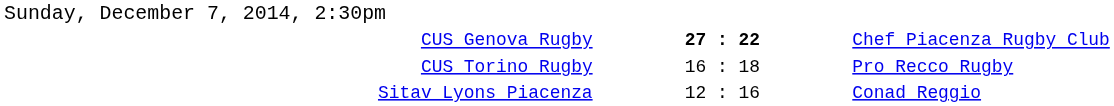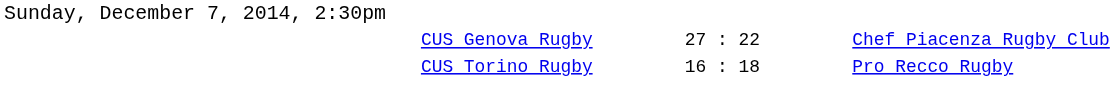(722, 41) bold -> (722, 41) normal
- row: (485, 93)
